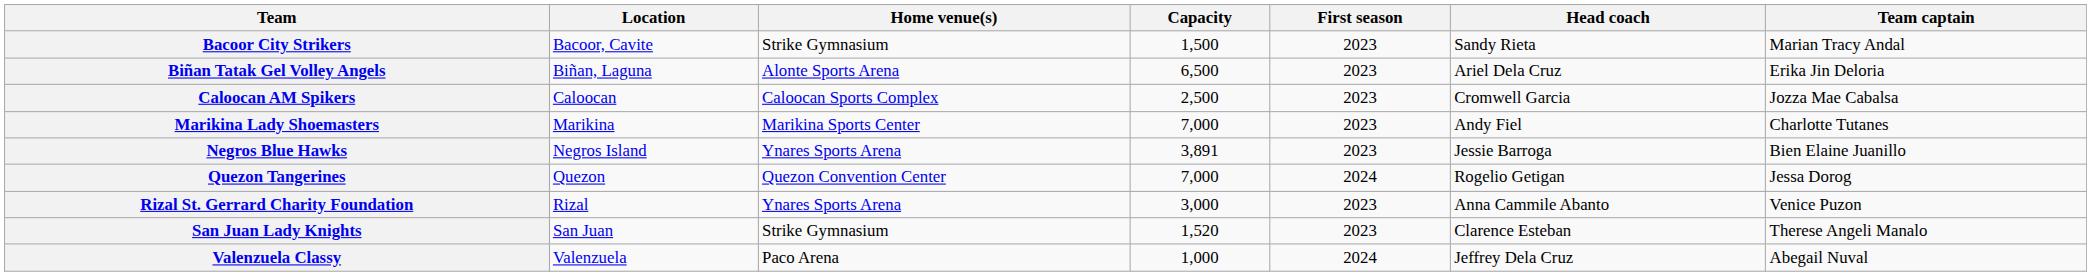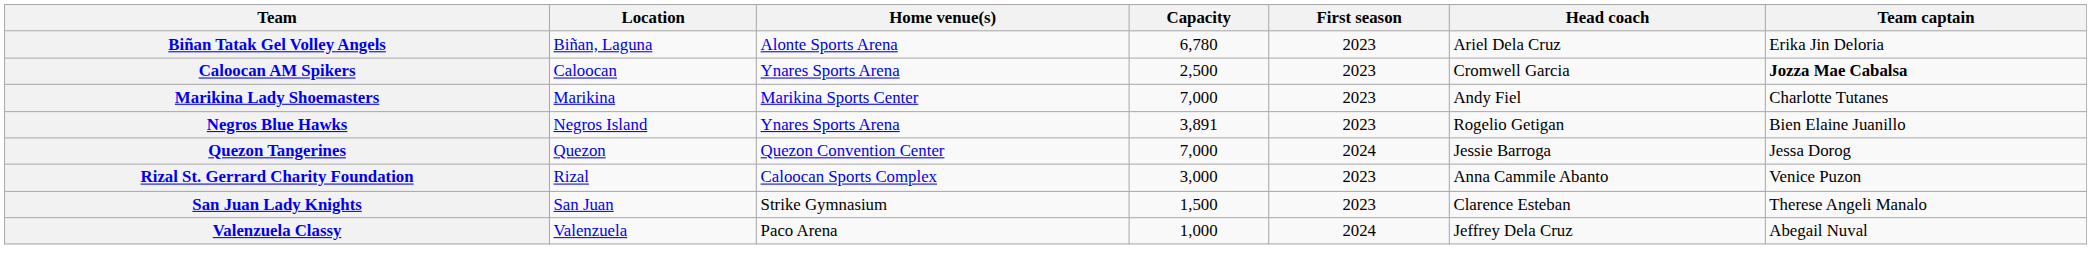- row: (277, 44)
(1200, 71) 6,500 -> (1199, 44) 6,780
(850, 97) Caloocan Sports Complex -> (830, 71) Ynares Sports Arena
(1834, 97) normal -> (1838, 71) bold
(1503, 151) Jessie Barroga -> (1509, 124) Rogelio Getigan
(1509, 177) Rogelio Getigan -> (1502, 151) Jessie Barroga
(832, 204) Ynares Sports Arena -> (849, 177) Caloocan Sports Complex
(1200, 230) 1,520 -> (1199, 204) 1,500
